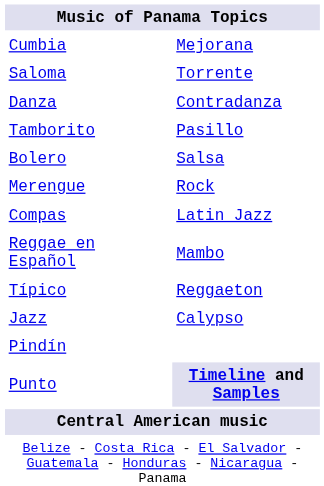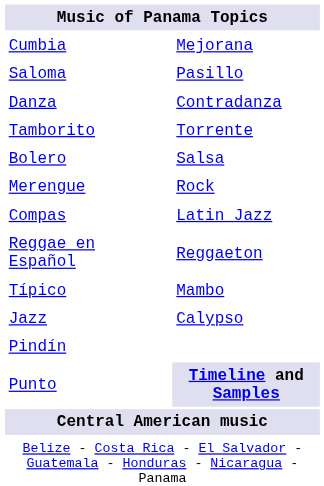(215, 74) Torrente -> (210, 74) Pasillo
(210, 131) Pasillo -> (215, 131) Torrente
(200, 253) Mambo -> (219, 253) Reggaeton
(219, 290) Reggaeton -> (200, 290) Mambo
